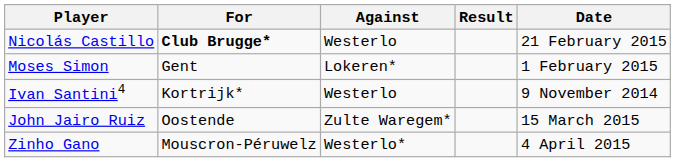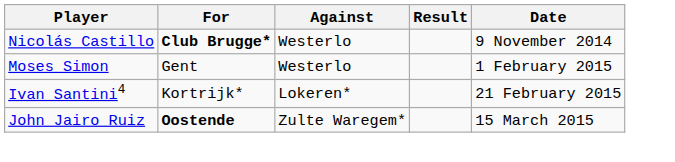(594, 42) 21 February 2015 -> (544, 42) 9 November 2014
(360, 67) Lokeren* -> (315, 67) Westerlo
(360, 93) Westerlo -> (315, 93) Lokeren*
(589, 93) 9 November 2014 -> (548, 93) 21 February 2015
(198, 120) normal -> (198, 120) bold
- row: (54, 145)
